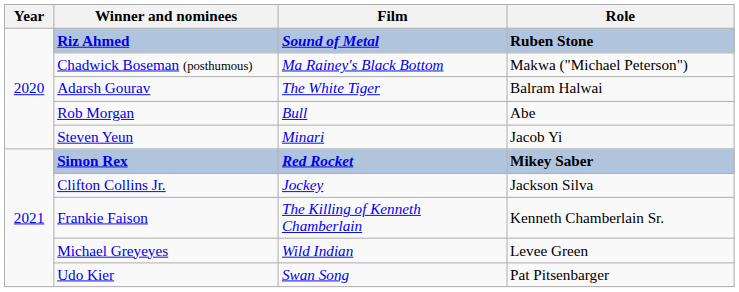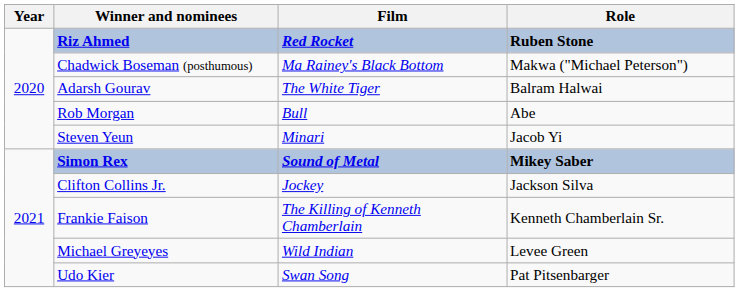(331, 40) Sound of Metal -> (318, 40) Red Rocket
(318, 161) Red Rocket -> (331, 161) Sound of Metal
